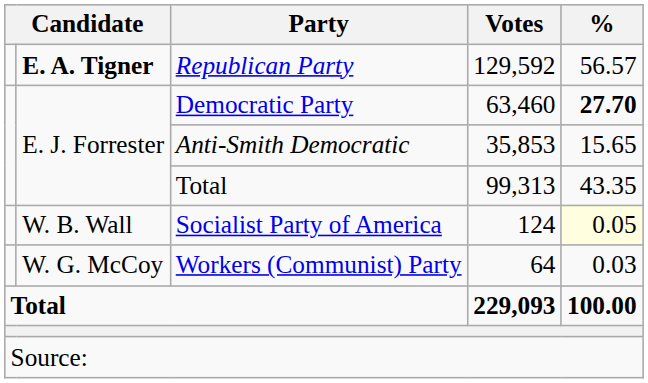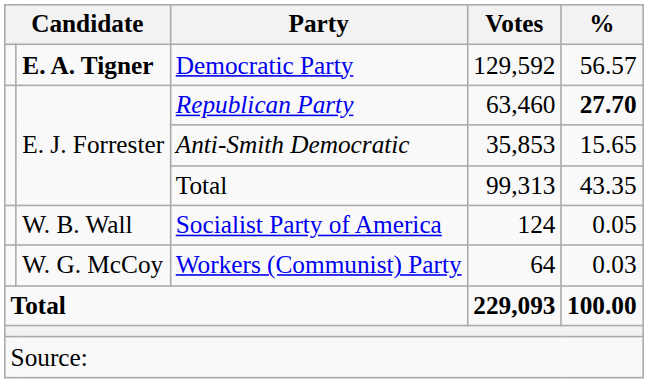(265, 64) Republican Party -> (265, 64) Democratic Party
(265, 104) Democratic Party -> (265, 104) Republican Party
(614, 225) lightyellow background -> (614, 225) no background
